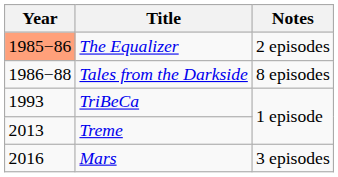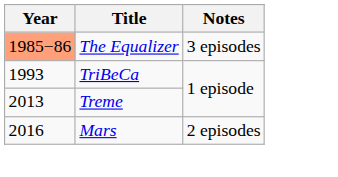(293, 46) 2 episodes -> (224, 46) 3 episodes
- row: (164, 74)
(293, 158) 3 episodes -> (224, 130) 2 episodes
